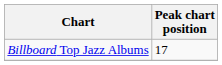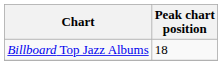(161, 49) 17 -> (161, 49) 18
